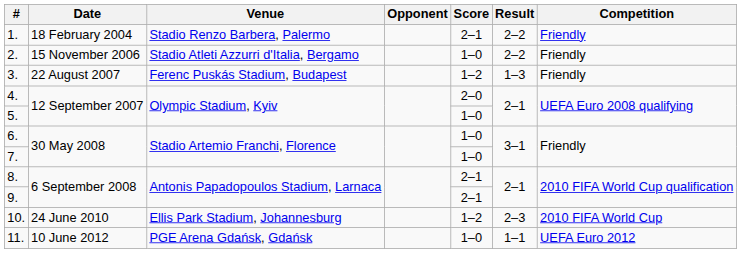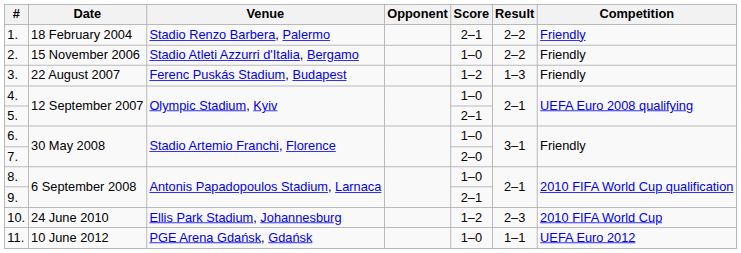(471, 95) 2–0 -> (471, 95) 1–0
(471, 116) 1–0 -> (471, 116) 2–1
(471, 156) 1–0 -> (471, 156) 2–0
(471, 177) 2–1 -> (471, 177) 1–0
